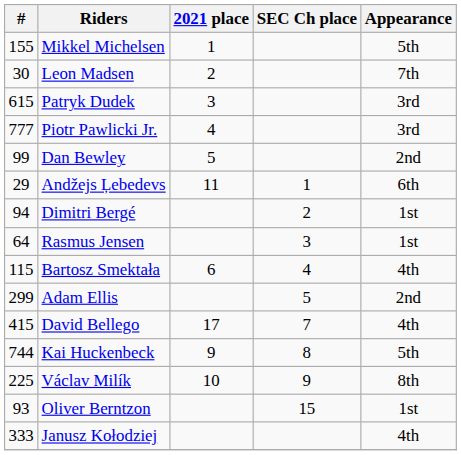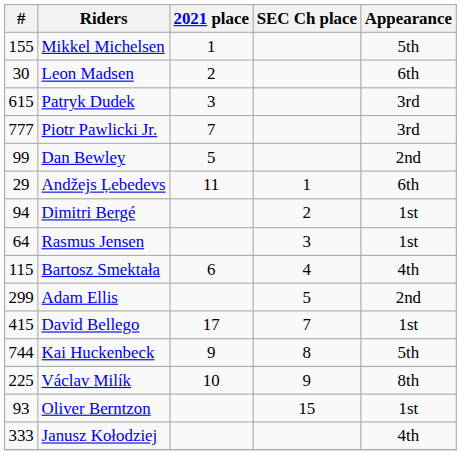(408, 74) 7th -> (408, 74) 6th
(211, 129) 4 -> (211, 129) 7
(408, 324) 4th -> (408, 324) 1st
